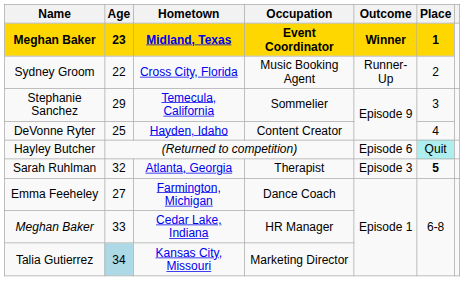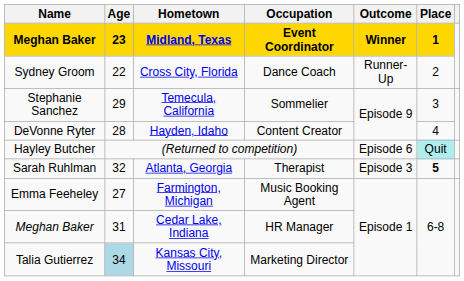(299, 72) Music Booking Agent -> (299, 72) Dance Coach
(119, 130) 25 -> (119, 130) 28
(299, 194) Dance Coach -> (299, 194) Music Booking Agent
(119, 227) 33 -> (119, 227) 31
